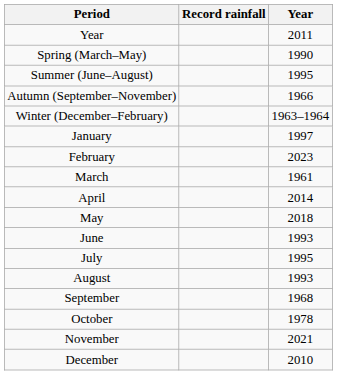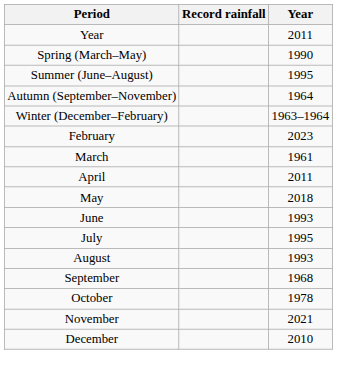(300, 95) 1966 -> (300, 95) 1964
- row: (92, 136)
(300, 197) 2014 -> (300, 177) 2011
